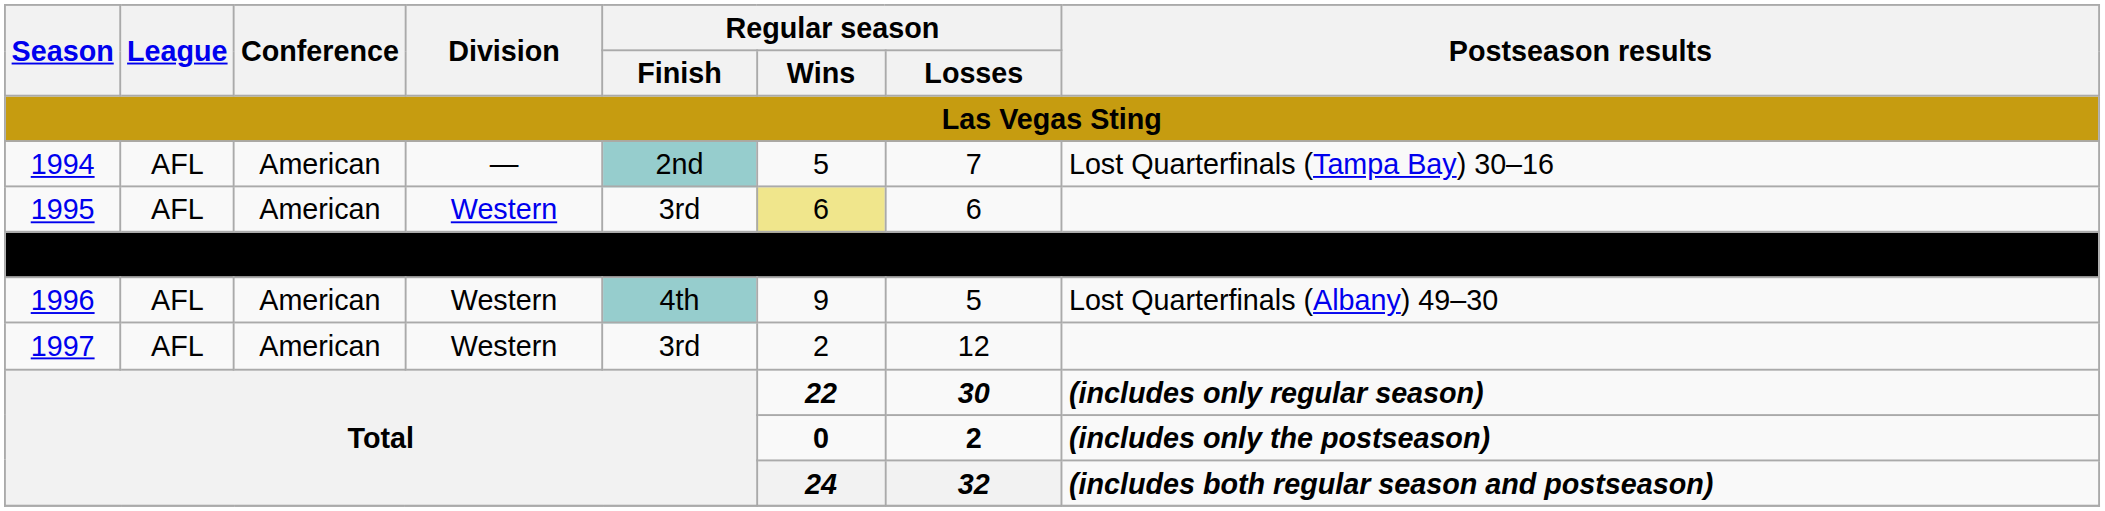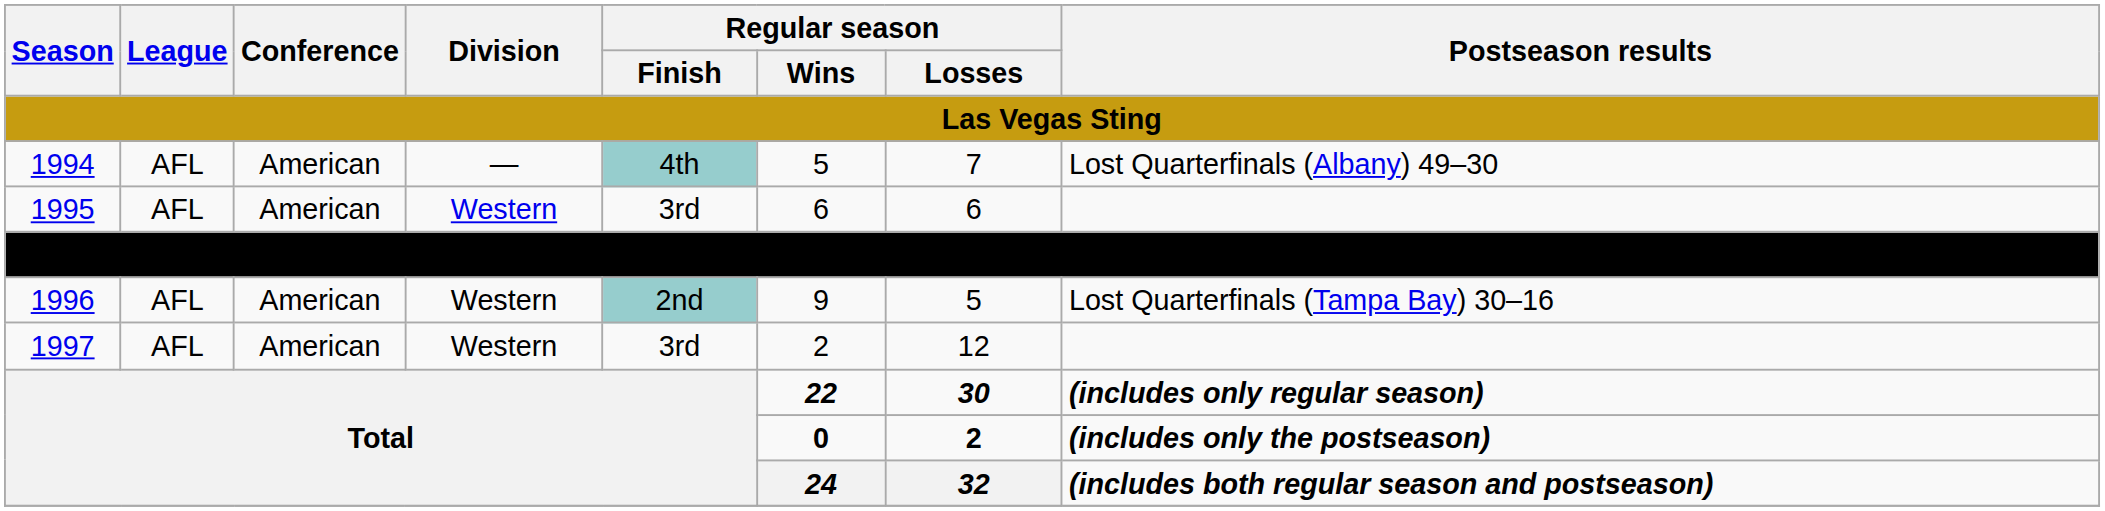(680, 164) 2nd -> (680, 164) 4th
(1311, 164) Lost Quarterfinals (Tampa Bay) 30–16 -> (1284, 164) Lost Quarterfinals (Albany) 49–30
(821, 210) khaki background -> (821, 210) no background
(680, 301) 4th -> (680, 301) 2nd
(1284, 301) Lost Quarterfinals (Albany) 49–30 -> (1311, 301) Lost Quarterfinals (Tampa Bay) 30–16
